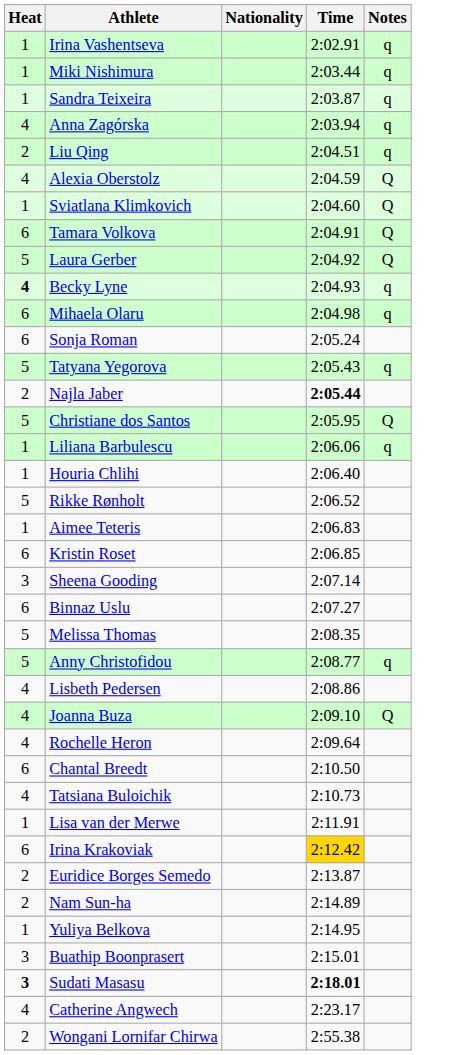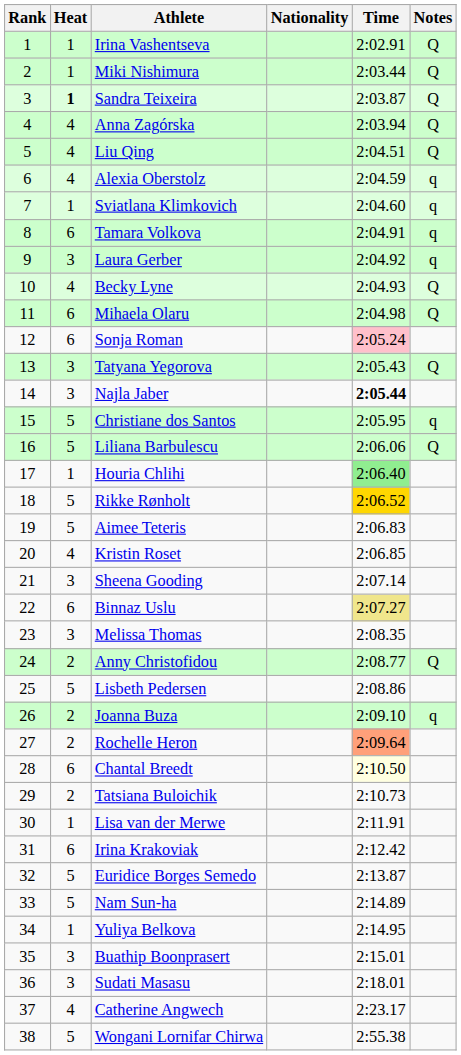+ column: (27, 18)
(387, 44) q -> (433, 44) Q
(387, 71) q -> (433, 71) Q
(25, 98) normal -> (71, 98) bold
(387, 98) q -> (433, 98) Q
(387, 125) q -> (433, 125) Q
(25, 152) 2 -> (71, 152) 4
(387, 152) q -> (433, 152) Q
(387, 178) Q -> (433, 178) q
(387, 205) Q -> (433, 205) q
(387, 232) Q -> (433, 232) q
(25, 259) 5 -> (71, 259) 3
(387, 259) Q -> (433, 259) q
(25, 286) bold -> (71, 286) normal
(387, 286) q -> (433, 286) Q
(387, 313) q -> (433, 313) Q
(335, 339) no background -> (381, 339) pink background
(25, 366) 5 -> (71, 366) 3
(387, 366) q -> (433, 366) Q
(25, 393) 2 -> (71, 393) 3
(387, 420) Q -> (433, 420) q
(25, 447) 1 -> (71, 447) 5
(387, 447) q -> (433, 447) Q
(335, 473) no background -> (381, 473) lightgreen background
(335, 500) no background -> (381, 500) gold background
(25, 527) 1 -> (71, 527) 5
(25, 554) 6 -> (71, 554) 4
(335, 608) no background -> (381, 608) khaki background
(25, 634) 5 -> (71, 634) 3
(25, 661) 5 -> (71, 661) 2
(387, 661) q -> (433, 661) Q
(25, 688) 4 -> (71, 688) 5
(25, 715) 4 -> (71, 715) 2
(387, 715) Q -> (433, 715) q
(25, 742) 4 -> (71, 742) 2
(335, 742) no background -> (381, 742) lightsalmon background
(335, 768) no background -> (381, 768) lightyellow background
(25, 795) 4 -> (71, 795) 2
(335, 849) gold background -> (381, 849) no background
(25, 876) 2 -> (71, 876) 5
(25, 903) 2 -> (71, 903) 5
(25, 983) bold -> (71, 983) normal
(335, 983) bold -> (381, 983) normal
(25, 1037) 2 -> (71, 1037) 5
